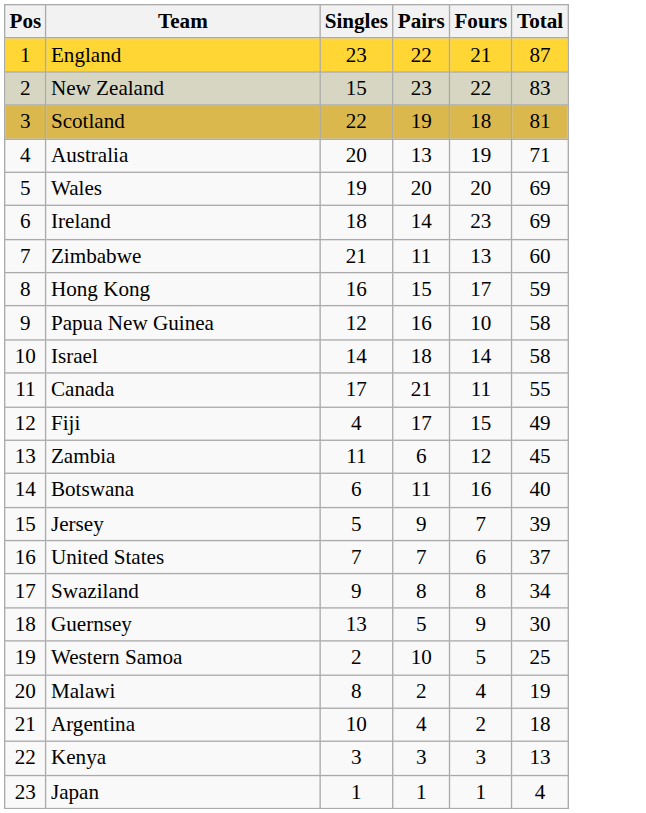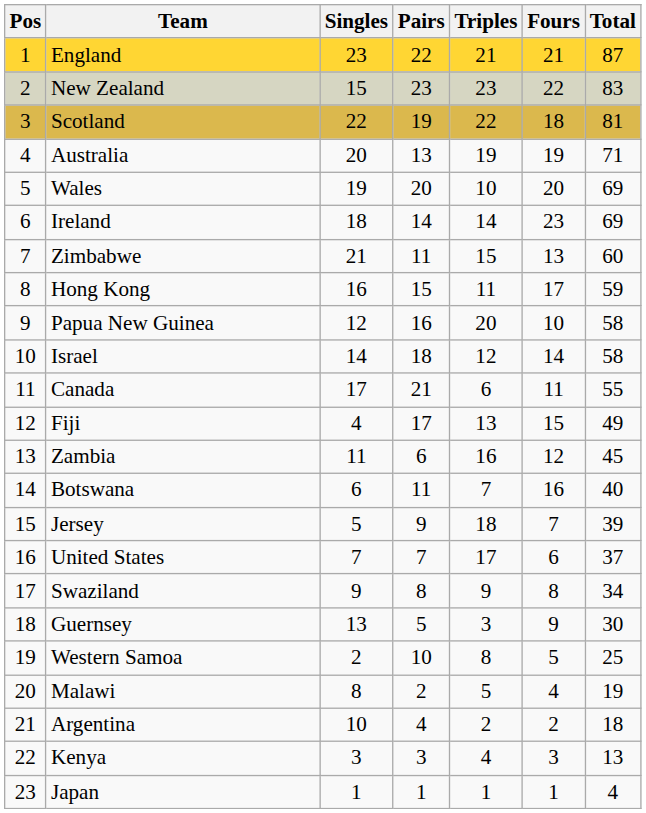+ column: (486, 21)
